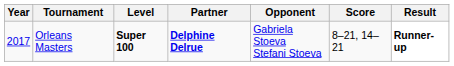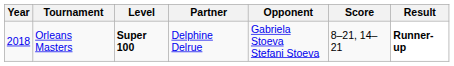(19, 41) 2017 -> (19, 41) 2018
(192, 41) bold -> (192, 41) normal
